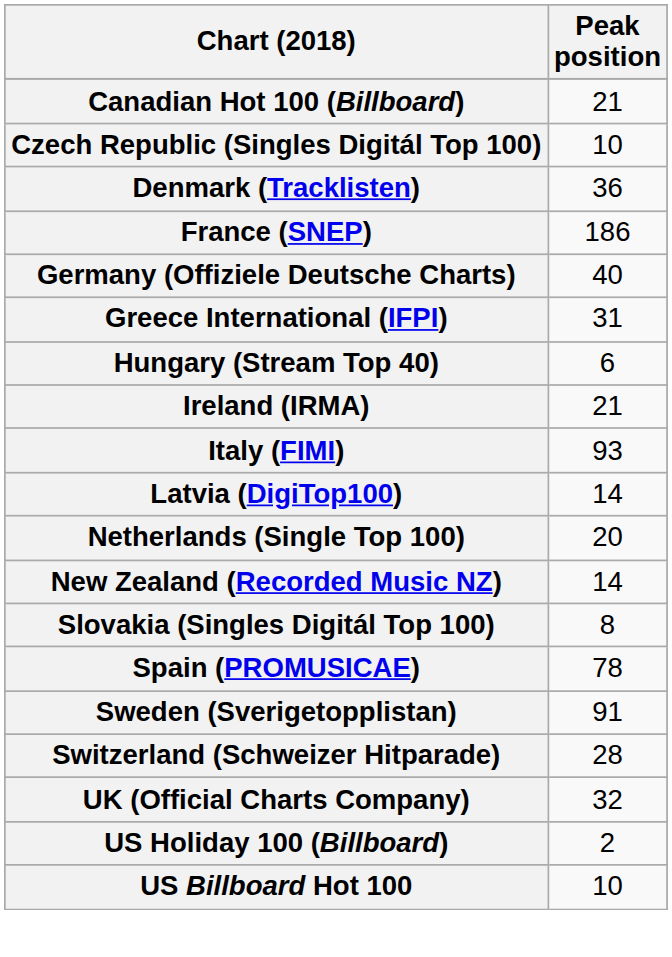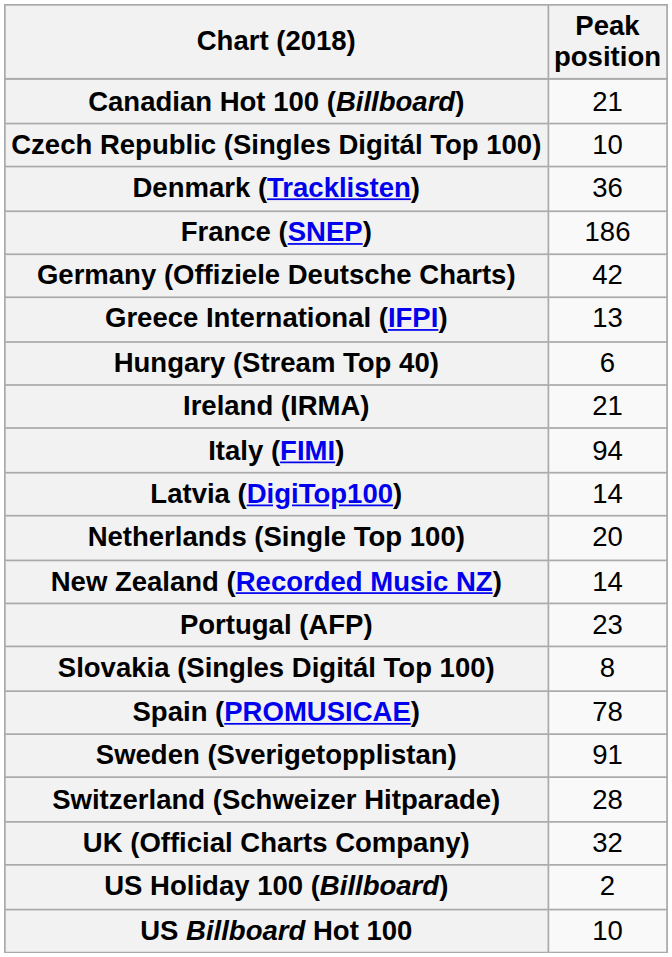(607, 275) 40 -> (607, 275) 42
(607, 319) 31 -> (607, 319) 13
(607, 450) 93 -> (607, 450) 94
+ row: (276, 624)
